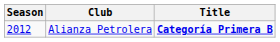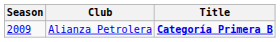(19, 29) 2012 -> (19, 29) 2009
